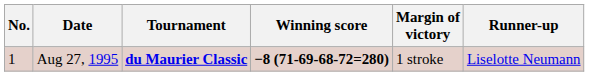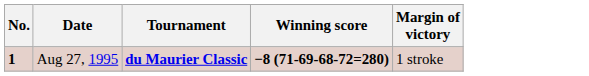- column: (524, 25)
(12, 59) normal -> (12, 59) bold
